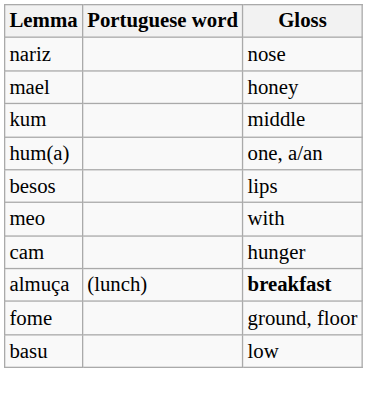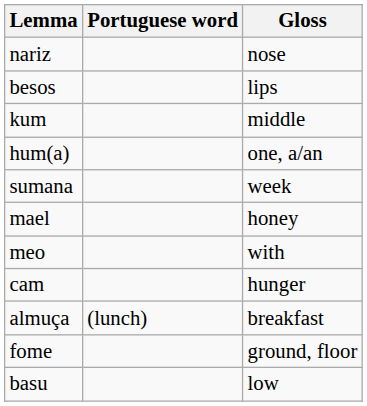rows swapped: (33, 185) <-> (30, 86)
+ row: (41, 185)
(290, 284) bold -> (286, 317) normal
